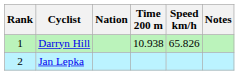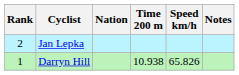rows swapped: (64, 43) <-> (61, 61)
